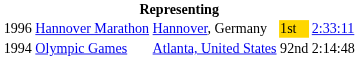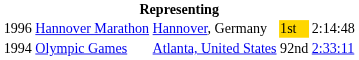(333, 28) 2:33:11 -> (333, 28) 2:14:48
(333, 48) 2:14:48 -> (333, 48) 2:33:11
